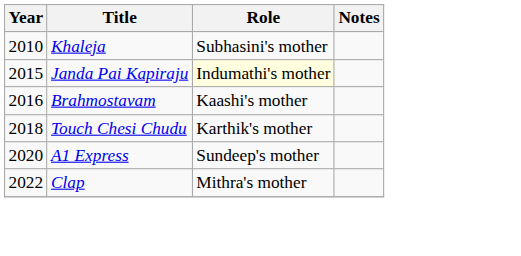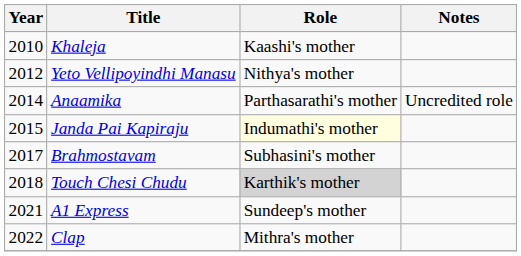(262, 45) Subhasini's mother -> (299, 45) Kaashi's mother
+ row: (143, 73)
+ row: (86, 100)
(26, 100) 2016 -> (26, 155) 2017
(252, 100) Kaashi's mother -> (309, 155) Subhasini's mother
(254, 127) no background -> (302, 182) lightgrey background
(26, 155) 2020 -> (26, 210) 2021
